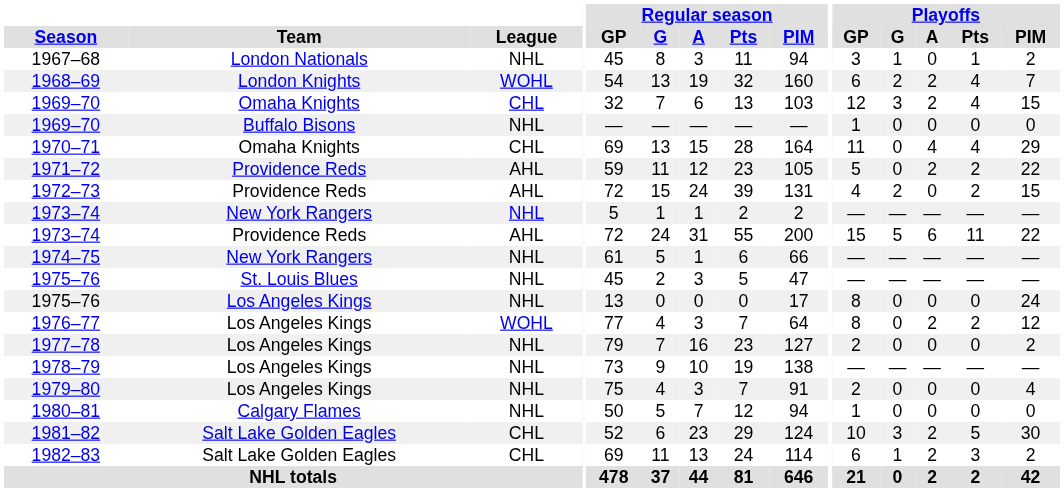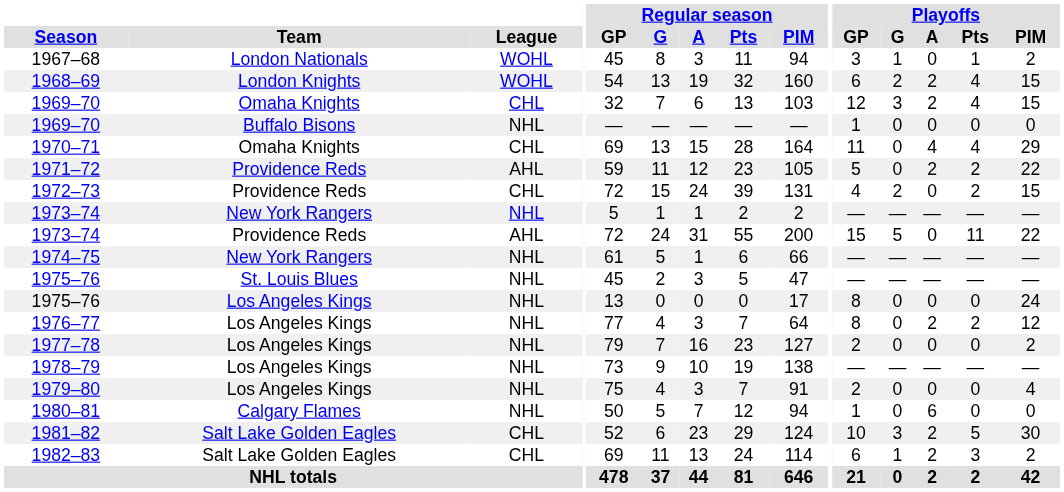(526, 58) NHL -> (526, 58) WOHL
(1031, 80) 7 -> (1031, 80) 15
(526, 190) AHL -> (526, 190) CHL
(932, 234) 6 -> (932, 234) 0
(526, 322) WOHL -> (526, 322) NHL
(932, 410) 0 -> (932, 410) 6
